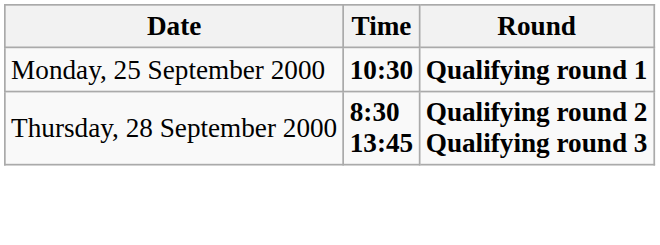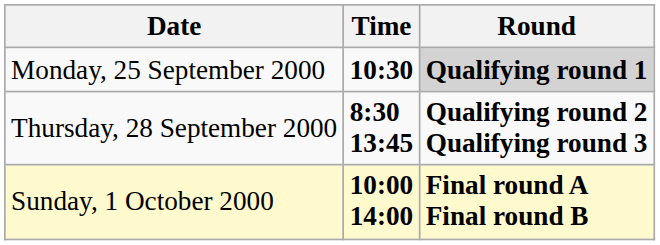(537, 69) no background -> (537, 69) lightgrey background
+ row: (142, 201)
